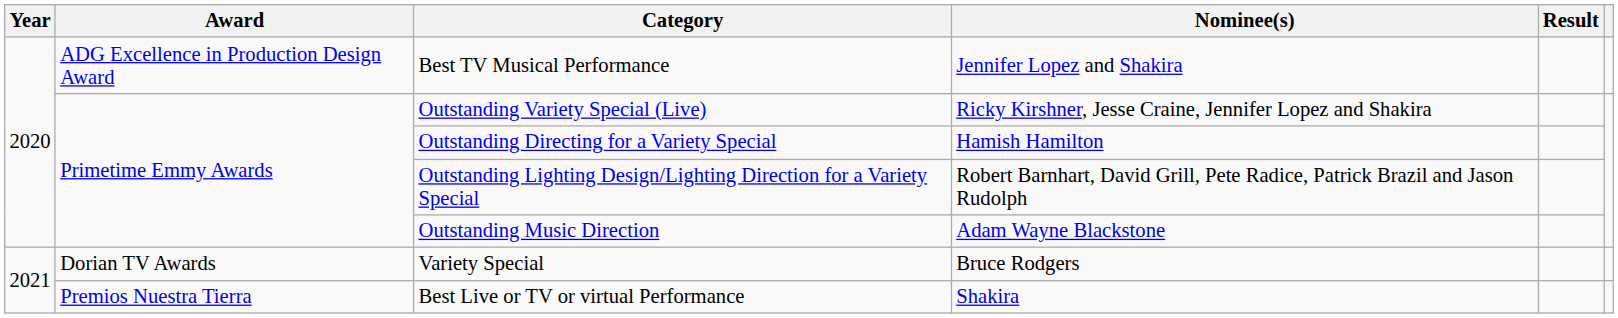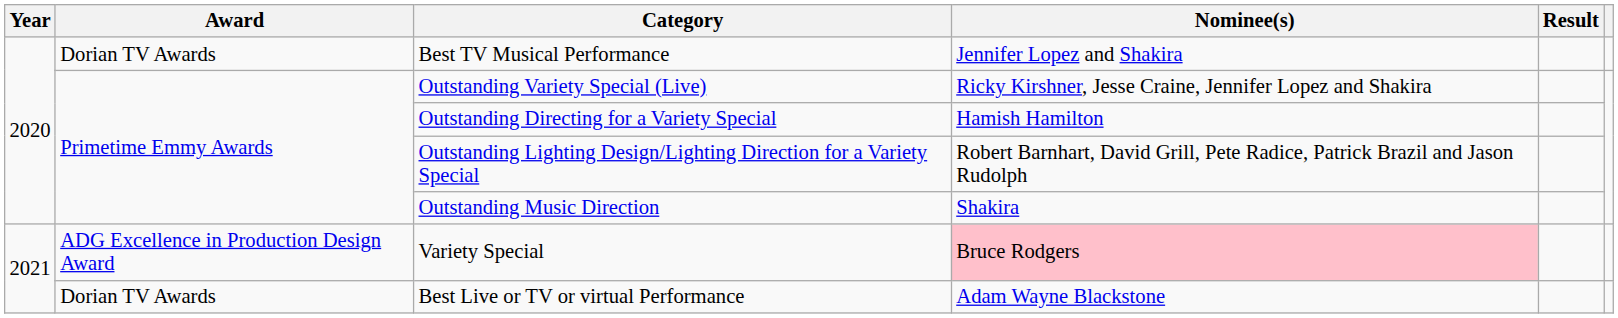(221, 65) ADG Excellence in Production Design Award -> (138, 53) Dorian TV Awards
(1061, 230) Adam Wayne Blackstone -> (988, 207) Shakira
(138, 263) Dorian TV Awards -> (221, 252) ADG Excellence in Production Design Award
(1018, 263) no background -> (1018, 252) pink background
(156, 296) Premios Nuestra Tierra -> (138, 296) Dorian TV Awards
(988, 296) Shakira -> (1061, 296) Adam Wayne Blackstone
